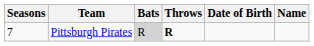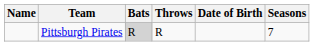columns swapped: (292, 13) <-> (26, 13)
(169, 31) bold -> (159, 31) normal
